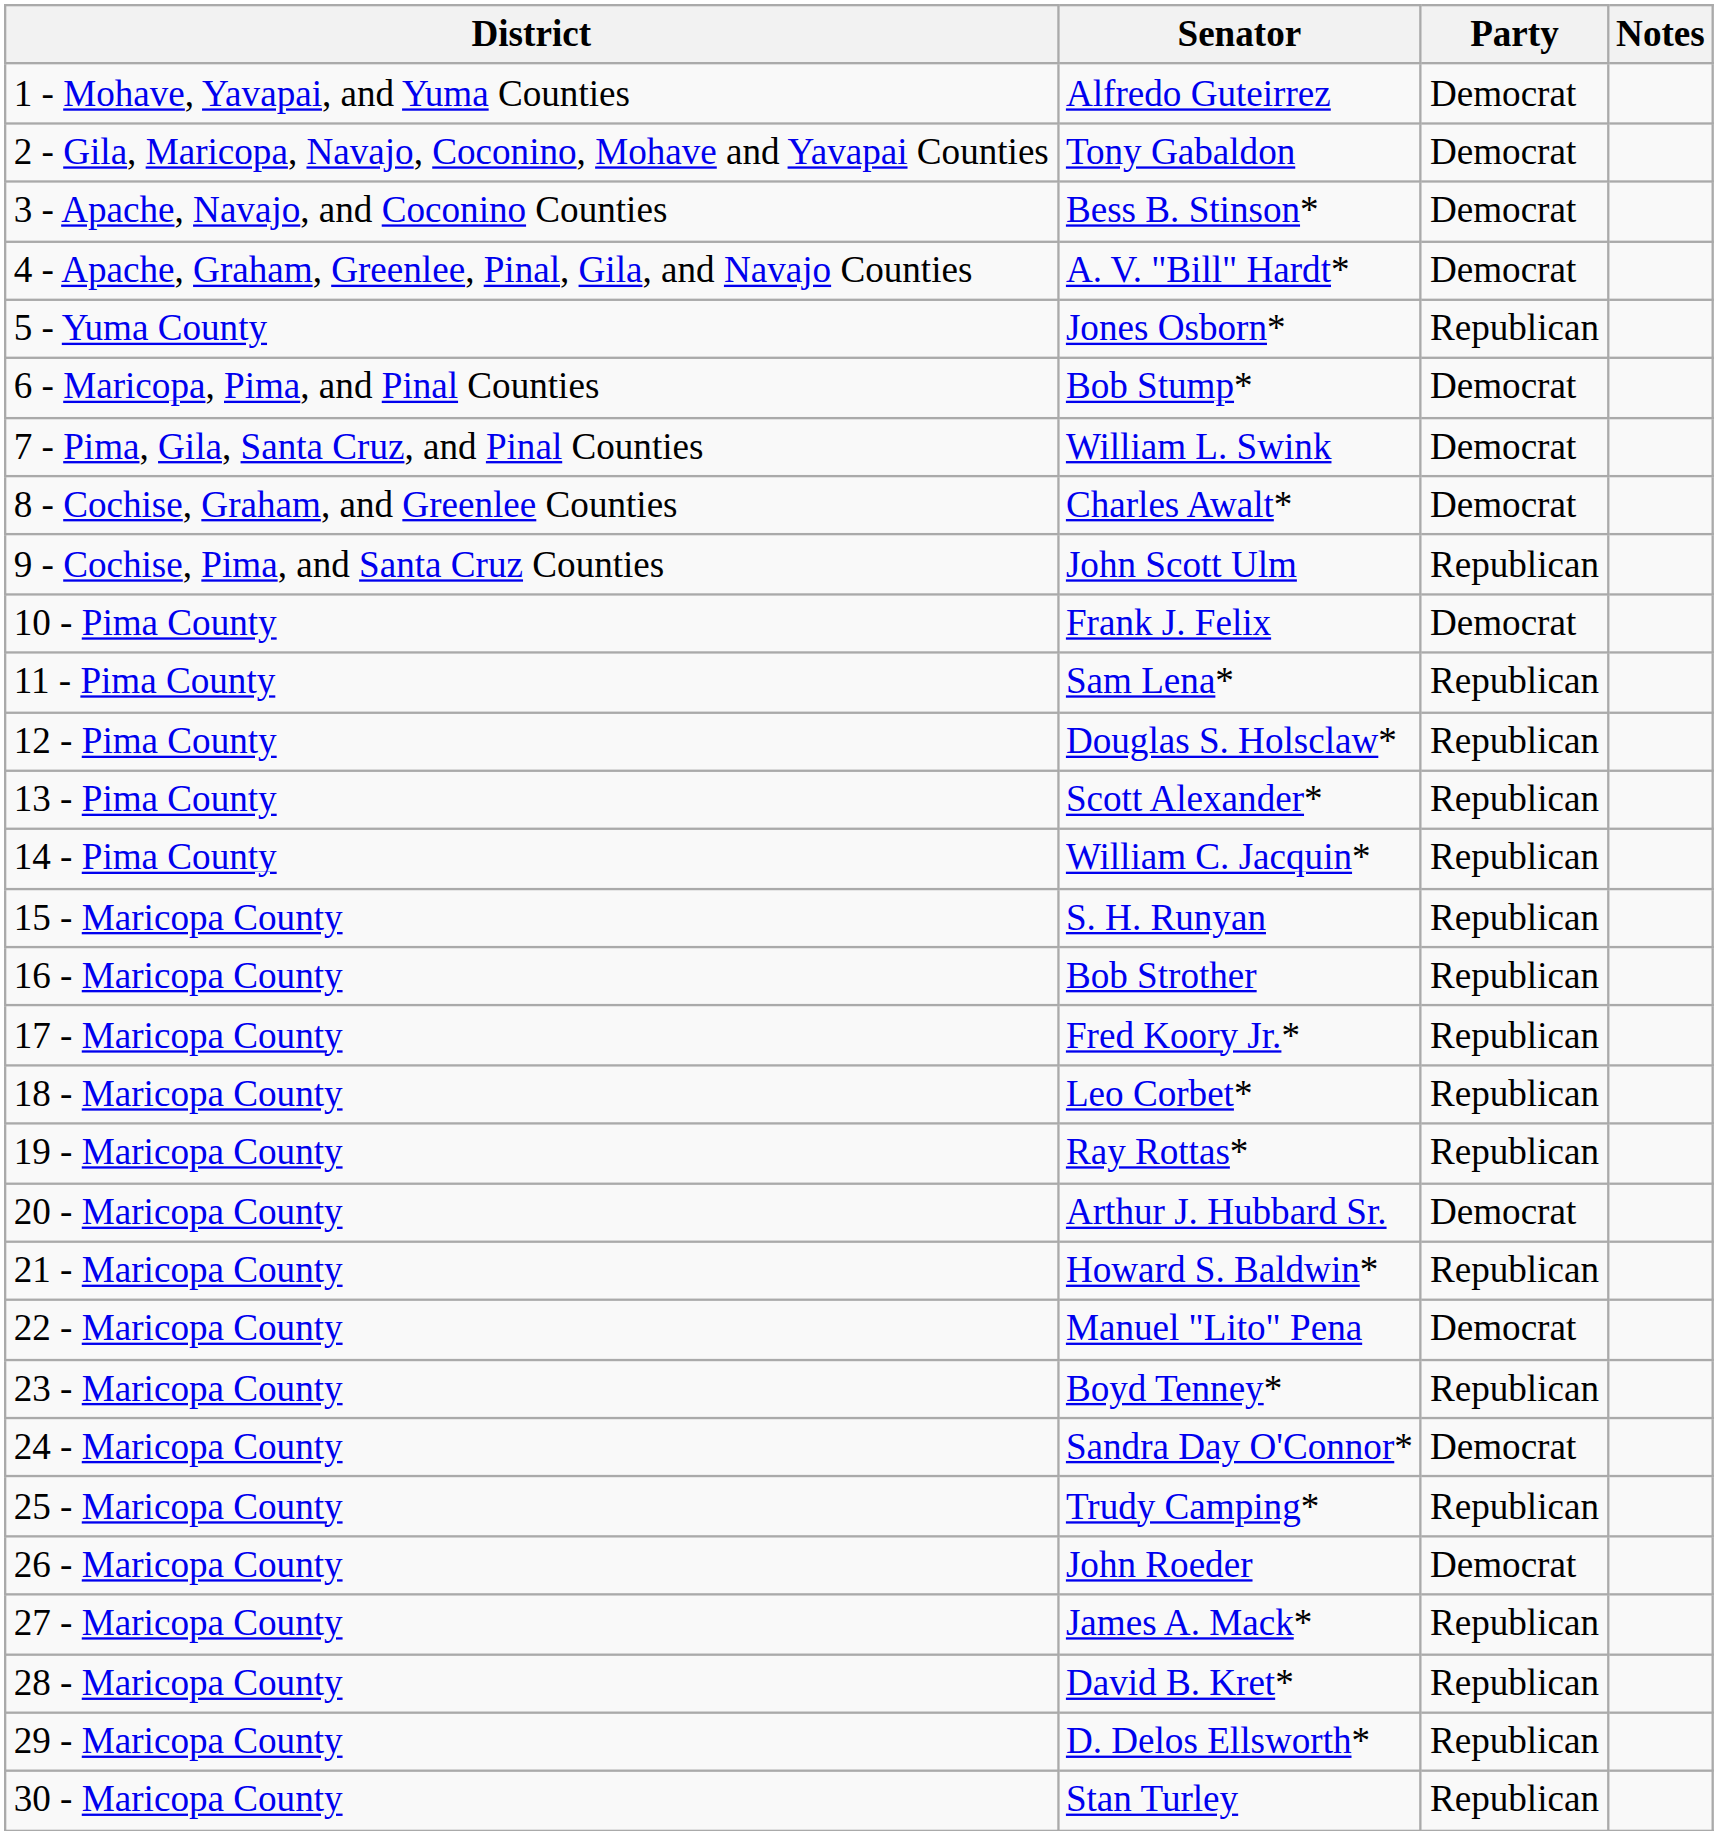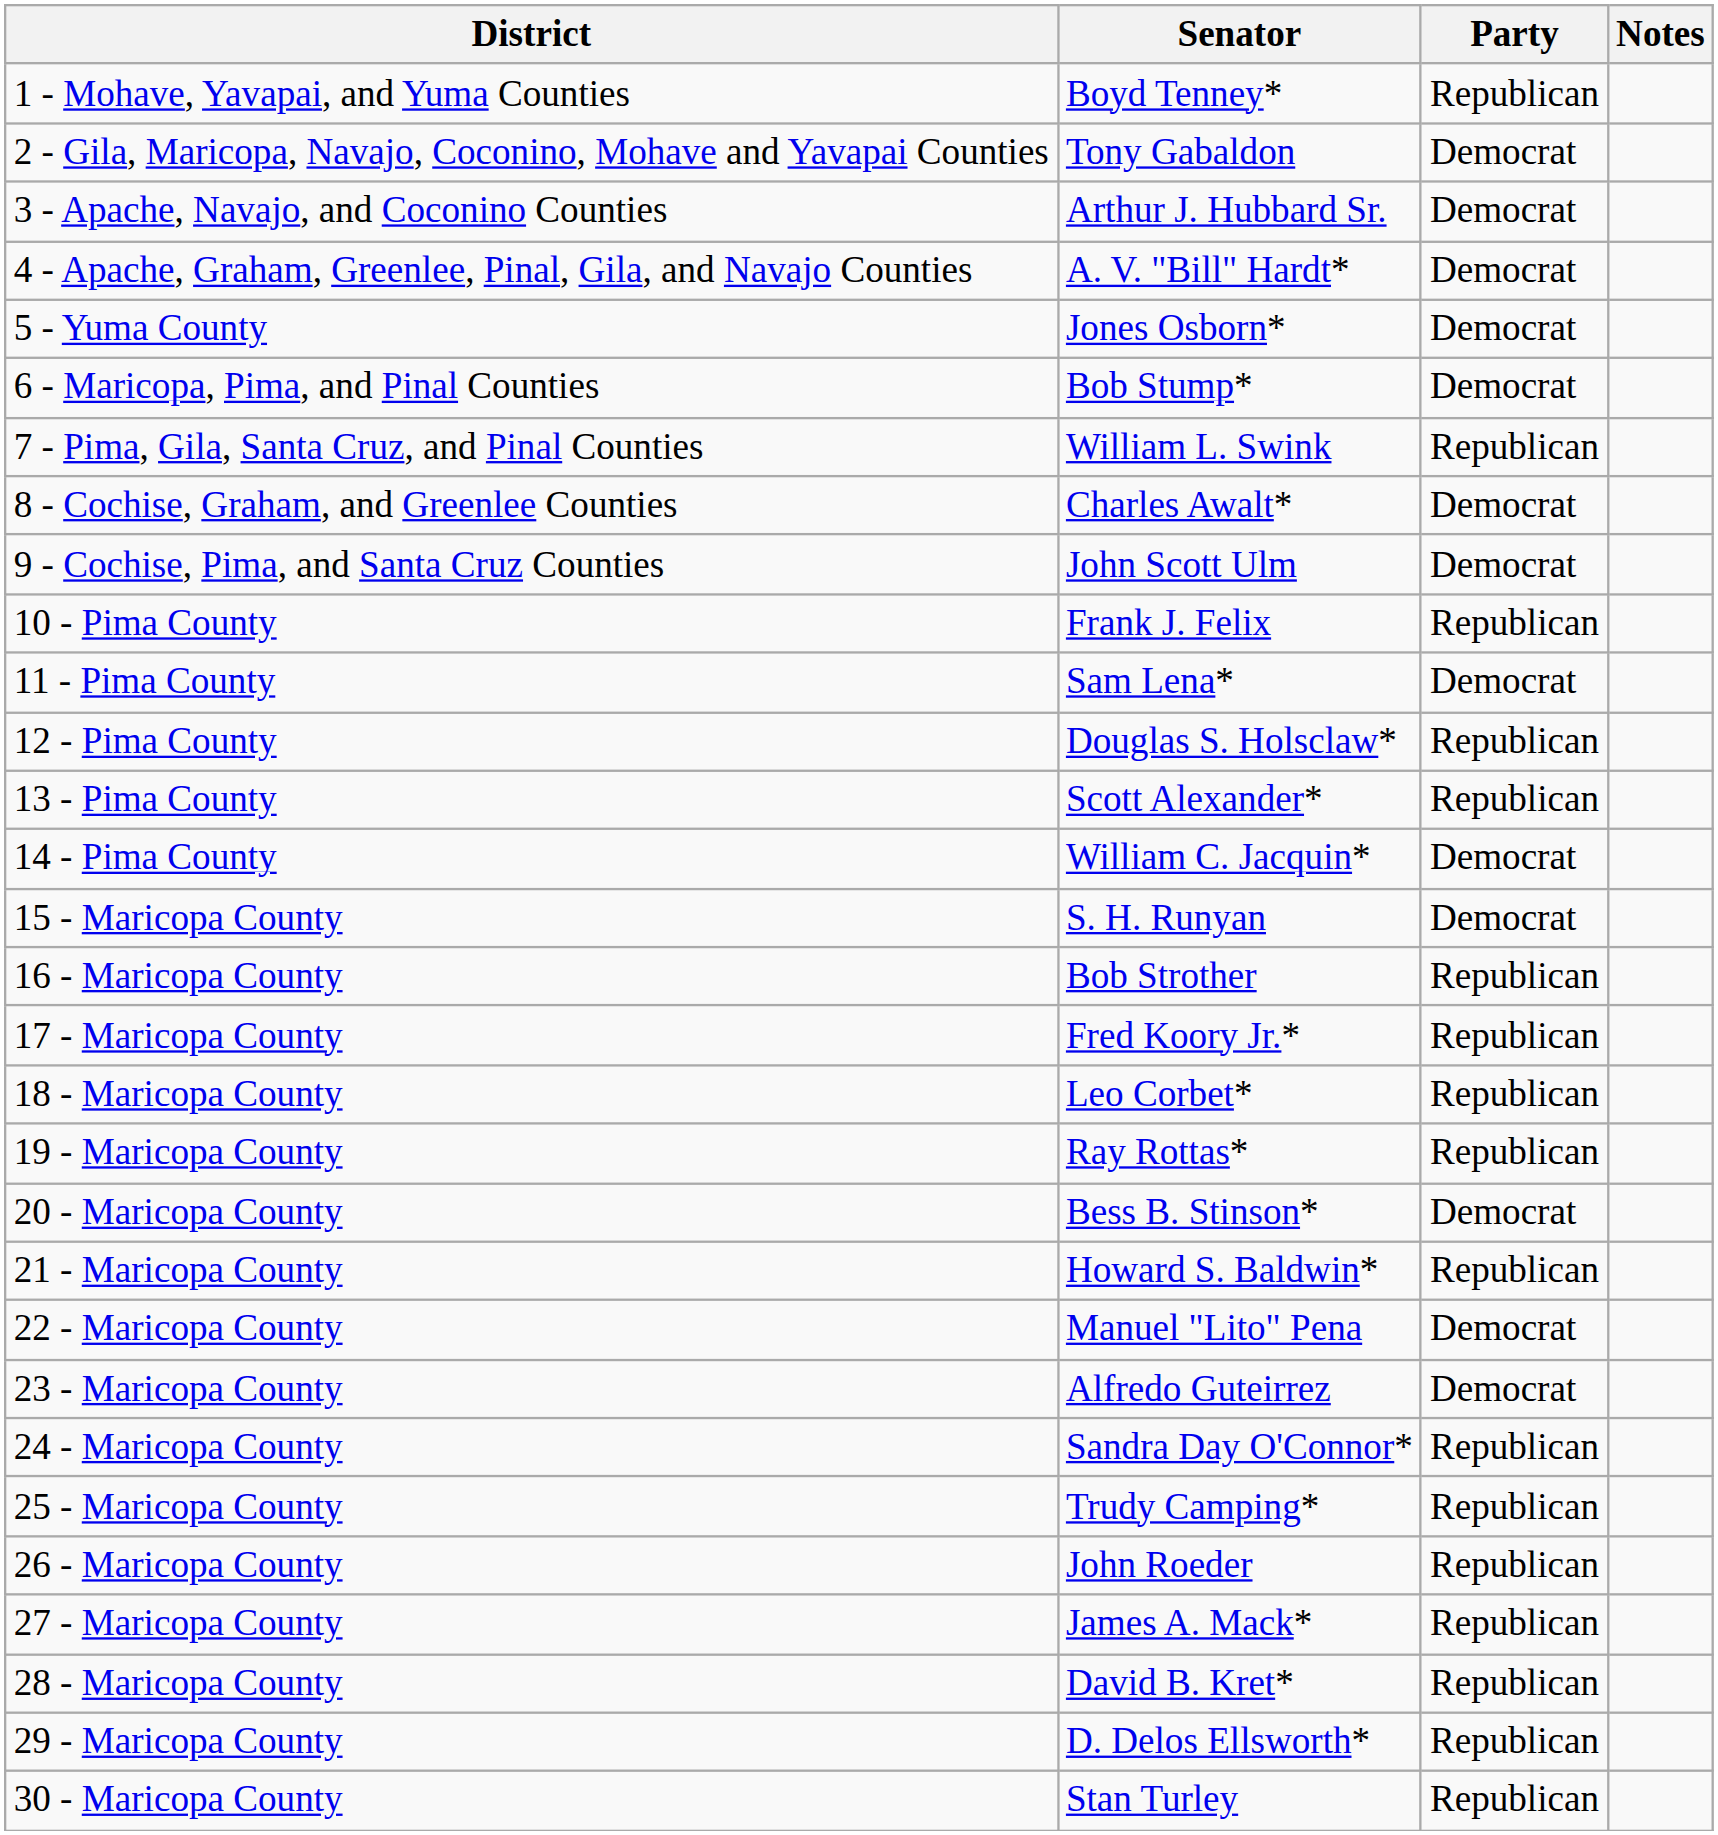(1198, 92) Alfredo Guteirrez -> (1174, 92) Boyd Tenney*
(1503, 92) Democrat -> (1514, 92) Republican
(1192, 210) Bess B. Stinson* -> (1226, 210) Arthur J. Hubbard Sr.
(1514, 328) Republican -> (1503, 328) Democrat
(1503, 446) Democrat -> (1514, 446) Republican
(1514, 563) Republican -> (1503, 563) Democrat
(1503, 622) Democrat -> (1514, 622) Republican
(1514, 681) Republican -> (1503, 681) Democrat
(1514, 858) Republican -> (1503, 858) Democrat
(1514, 916) Republican -> (1503, 916) Democrat
(1226, 1211) Arthur J. Hubbard Sr. -> (1192, 1211) Bess B. Stinson*
(1174, 1387) Boyd Tenney* -> (1198, 1387) Alfredo Guteirrez
(1514, 1387) Republican -> (1503, 1387) Democrat
(1503, 1446) Democrat -> (1514, 1446) Republican
(1503, 1564) Democrat -> (1514, 1564) Republican
